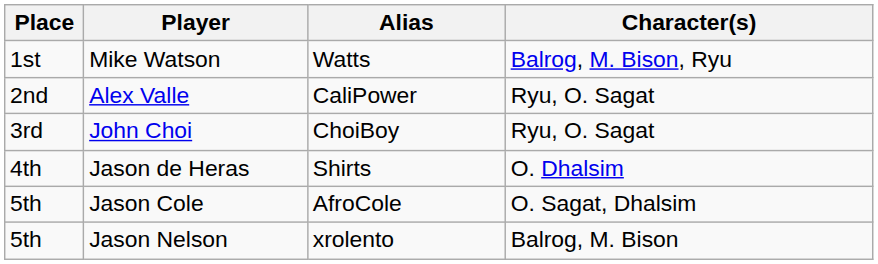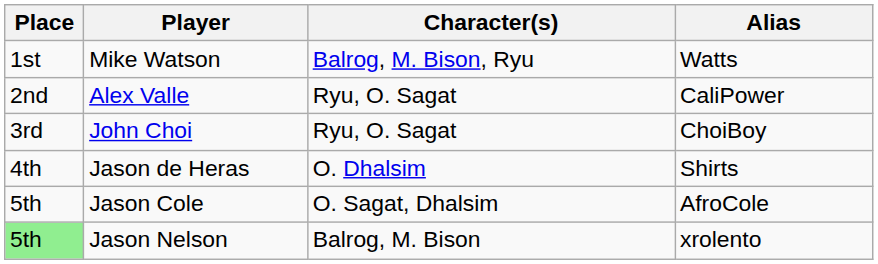columns swapped: (406, 22) <-> (689, 22)
(26, 240) no background -> (26, 240) lightgreen background
